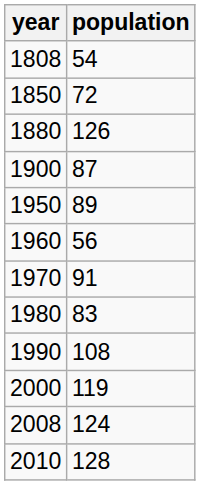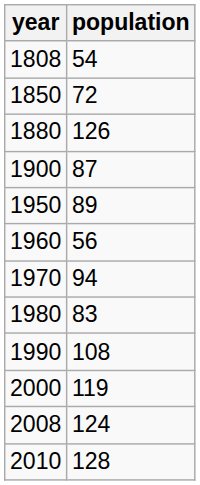(85, 278) 91 -> (85, 278) 94
